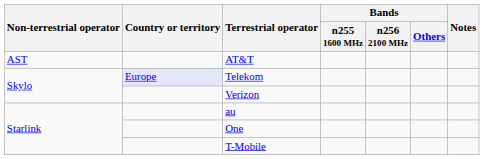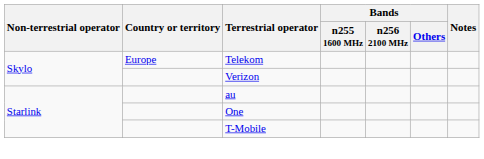- row: (239, 59)
(141, 77) lavender background -> (141, 59) no background
